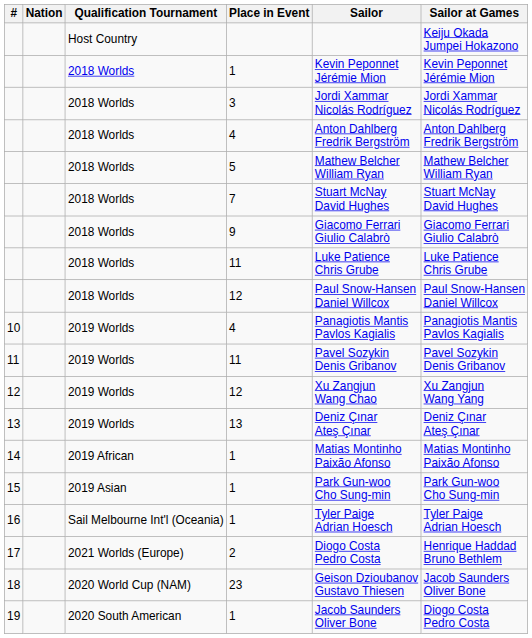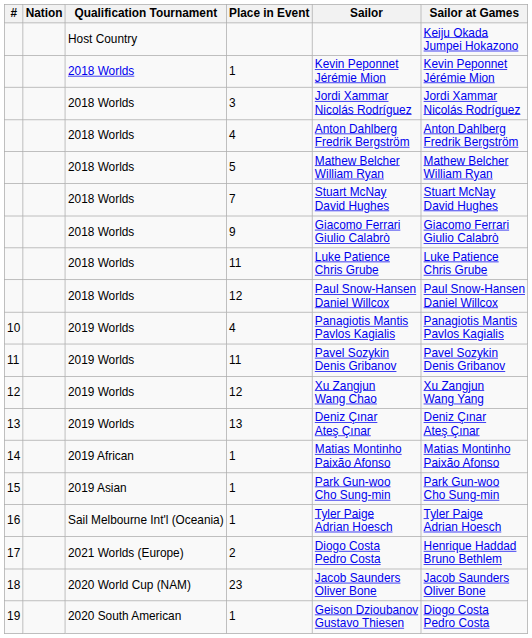(366, 584) Geison Dzioubanov Gustavo Thiesen -> (358, 584) Jacob Saunders Oliver Bone
(358, 617) Jacob Saunders Oliver Bone -> (366, 617) Geison Dzioubanov Gustavo Thiesen
